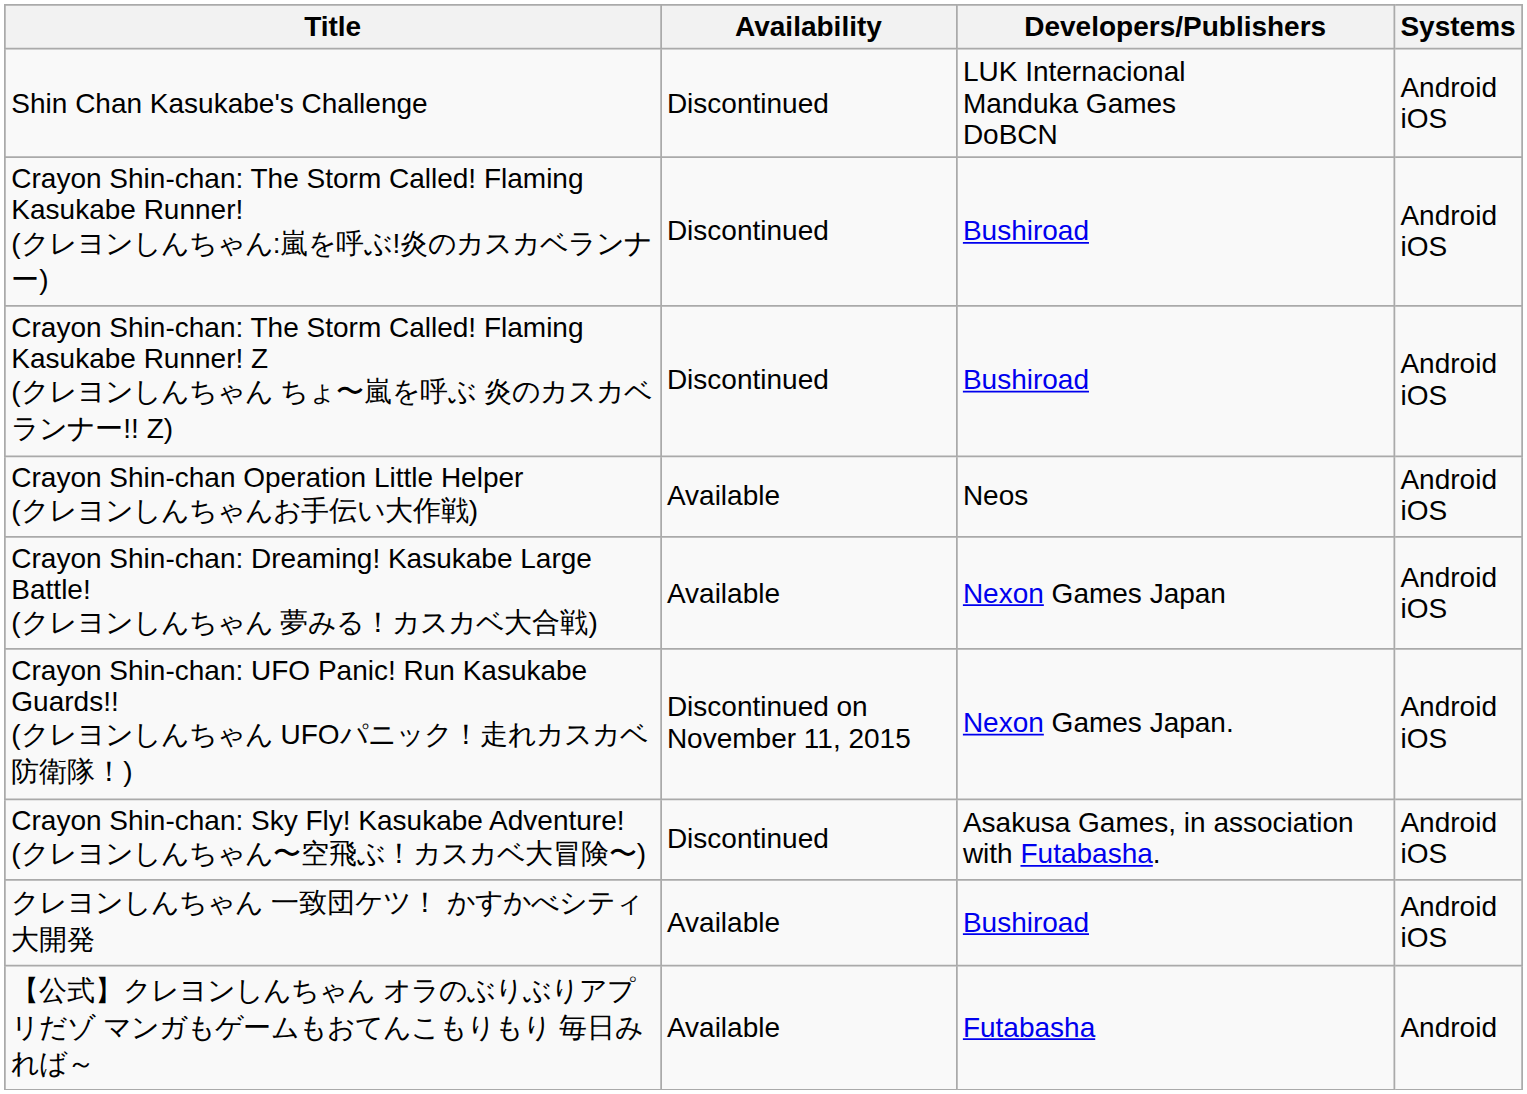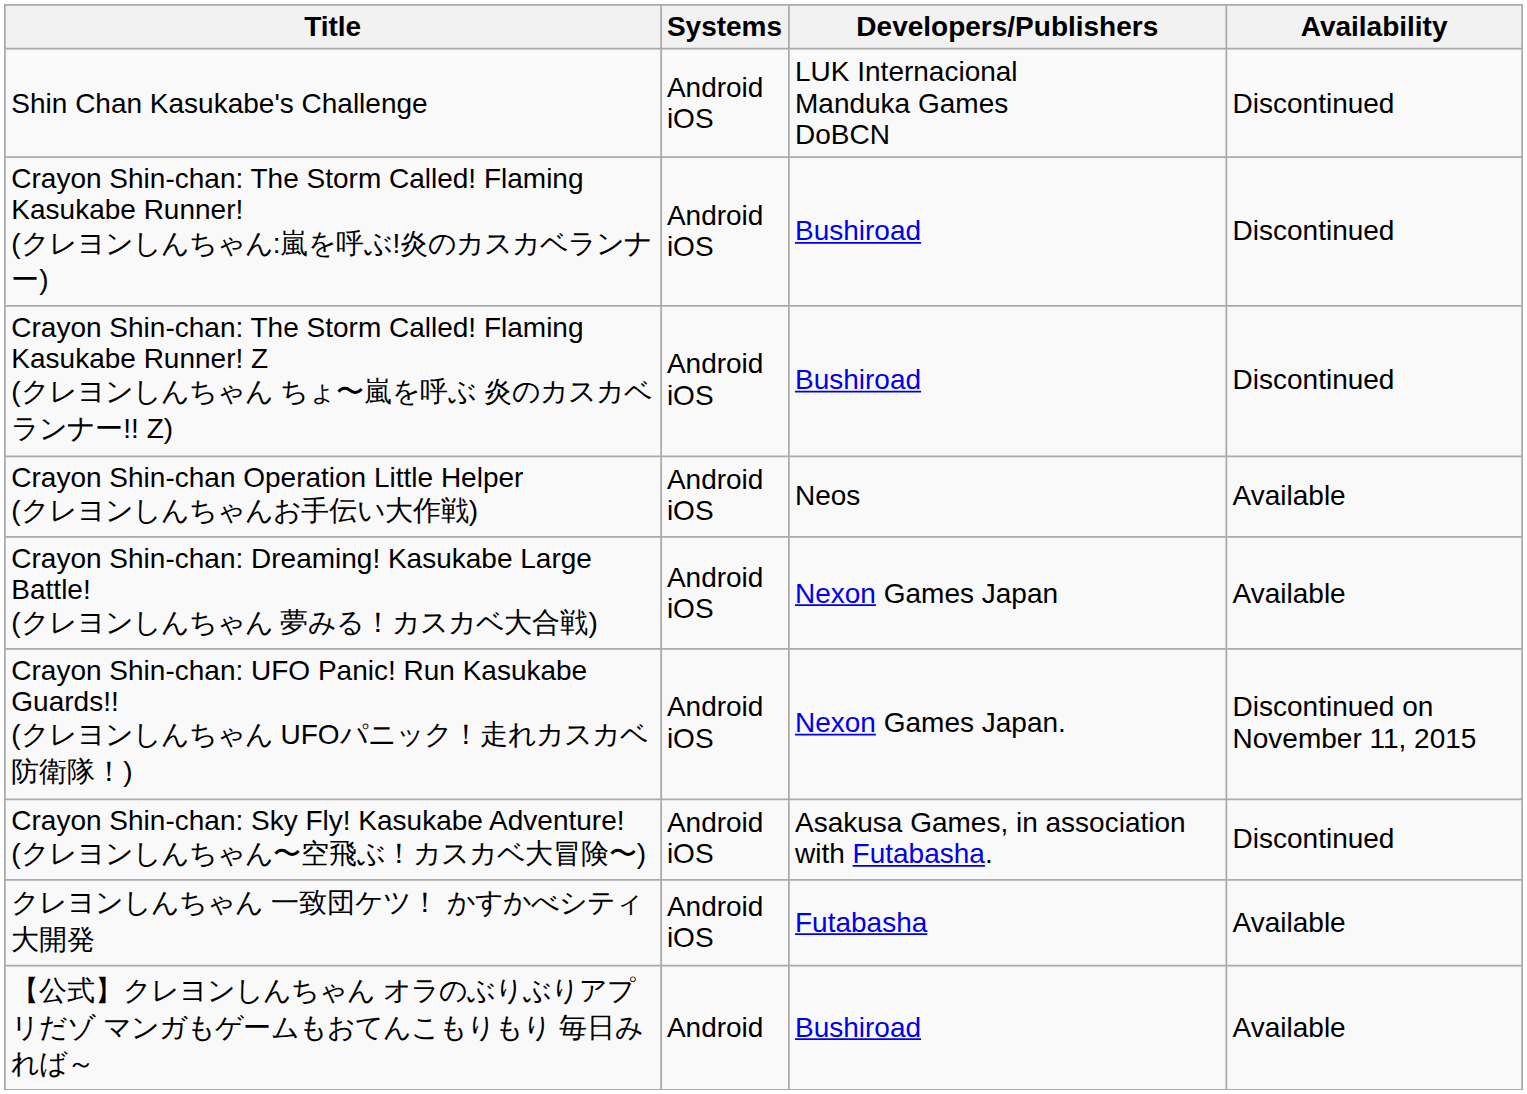columns swapped: (1458, 26) <-> (808, 26)
(1026, 922) Bushiroad -> (861, 922) Futabasha
(1029, 1027) Futabasha -> (858, 1027) Bushiroad
